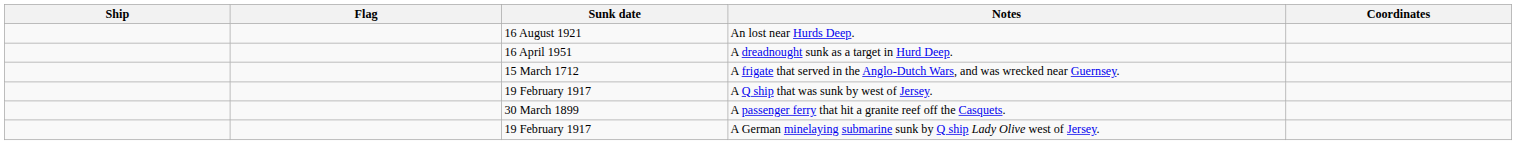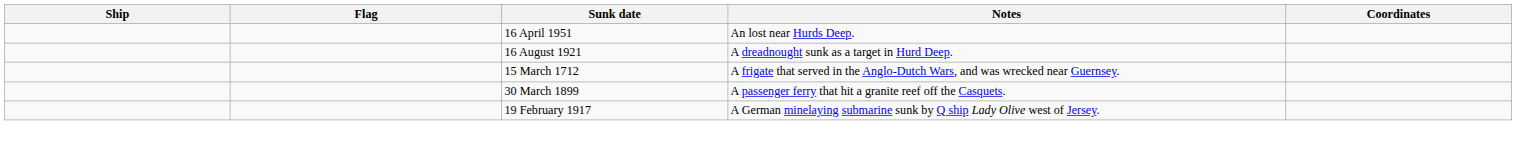(543, 33) 16 August 1921 -> (538, 33) 16 April 1951
(538, 52) 16 April 1951 -> (543, 52) 16 August 1921
- row: (831, 91)
